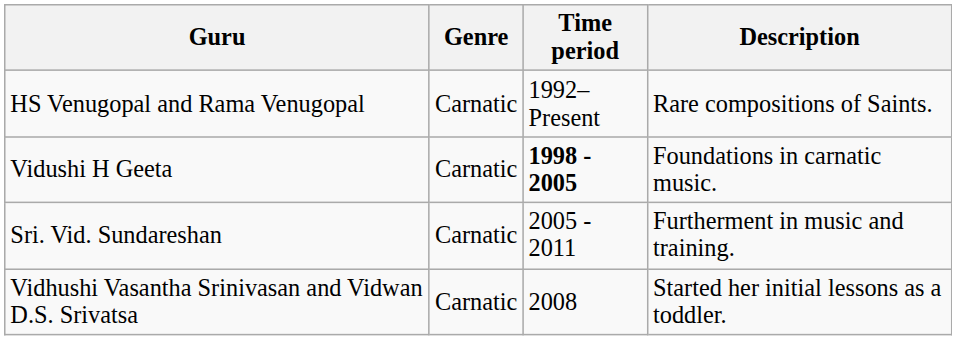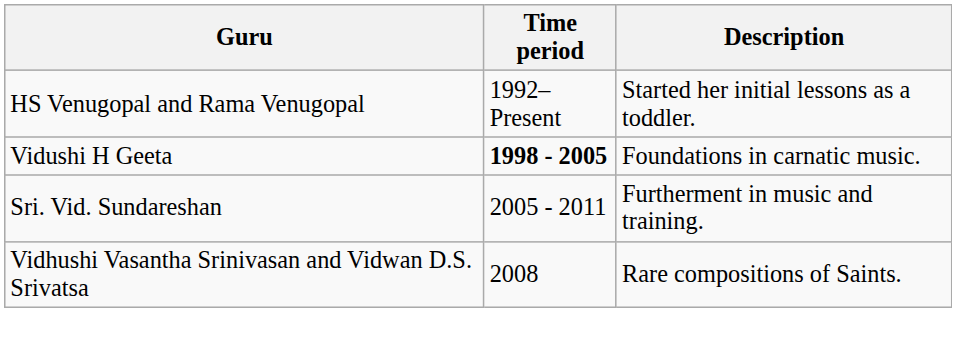- column: (476, 37)
(793, 103) Rare compositions of Saints. -> (766, 103) Started her initial lessons as a toddler.
(797, 301) Started her initial lessons as a toddler. -> (762, 273) Rare compositions of Saints.
